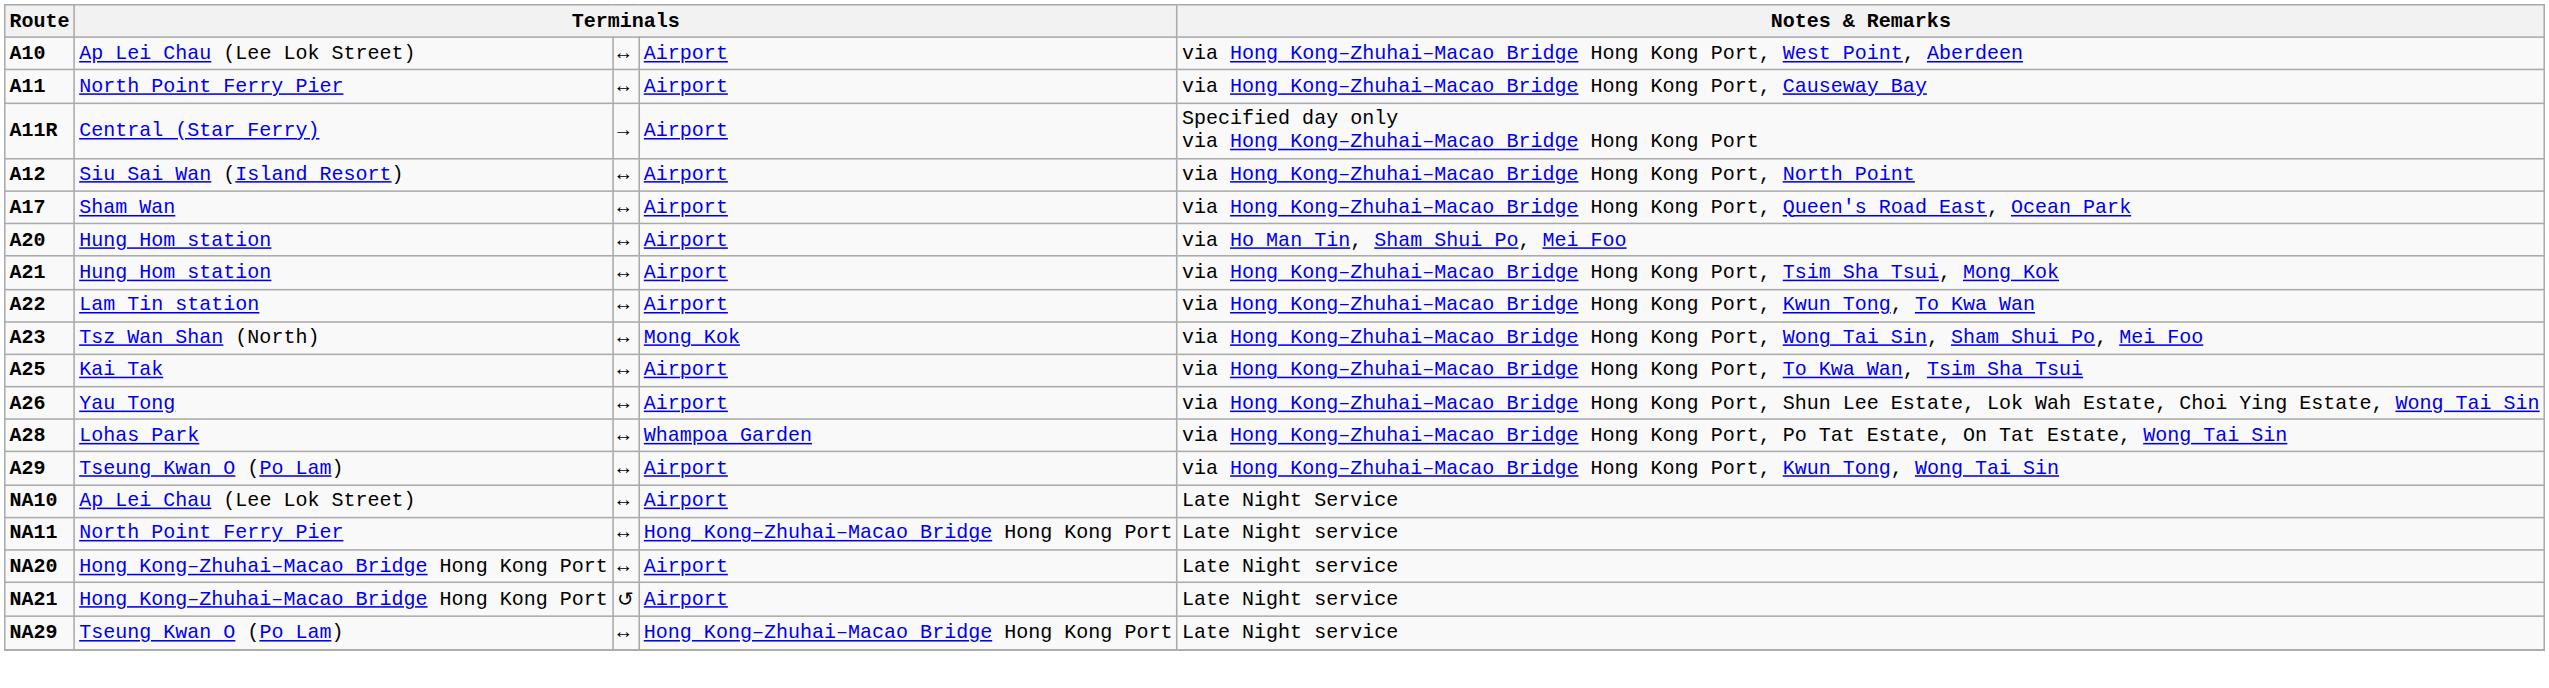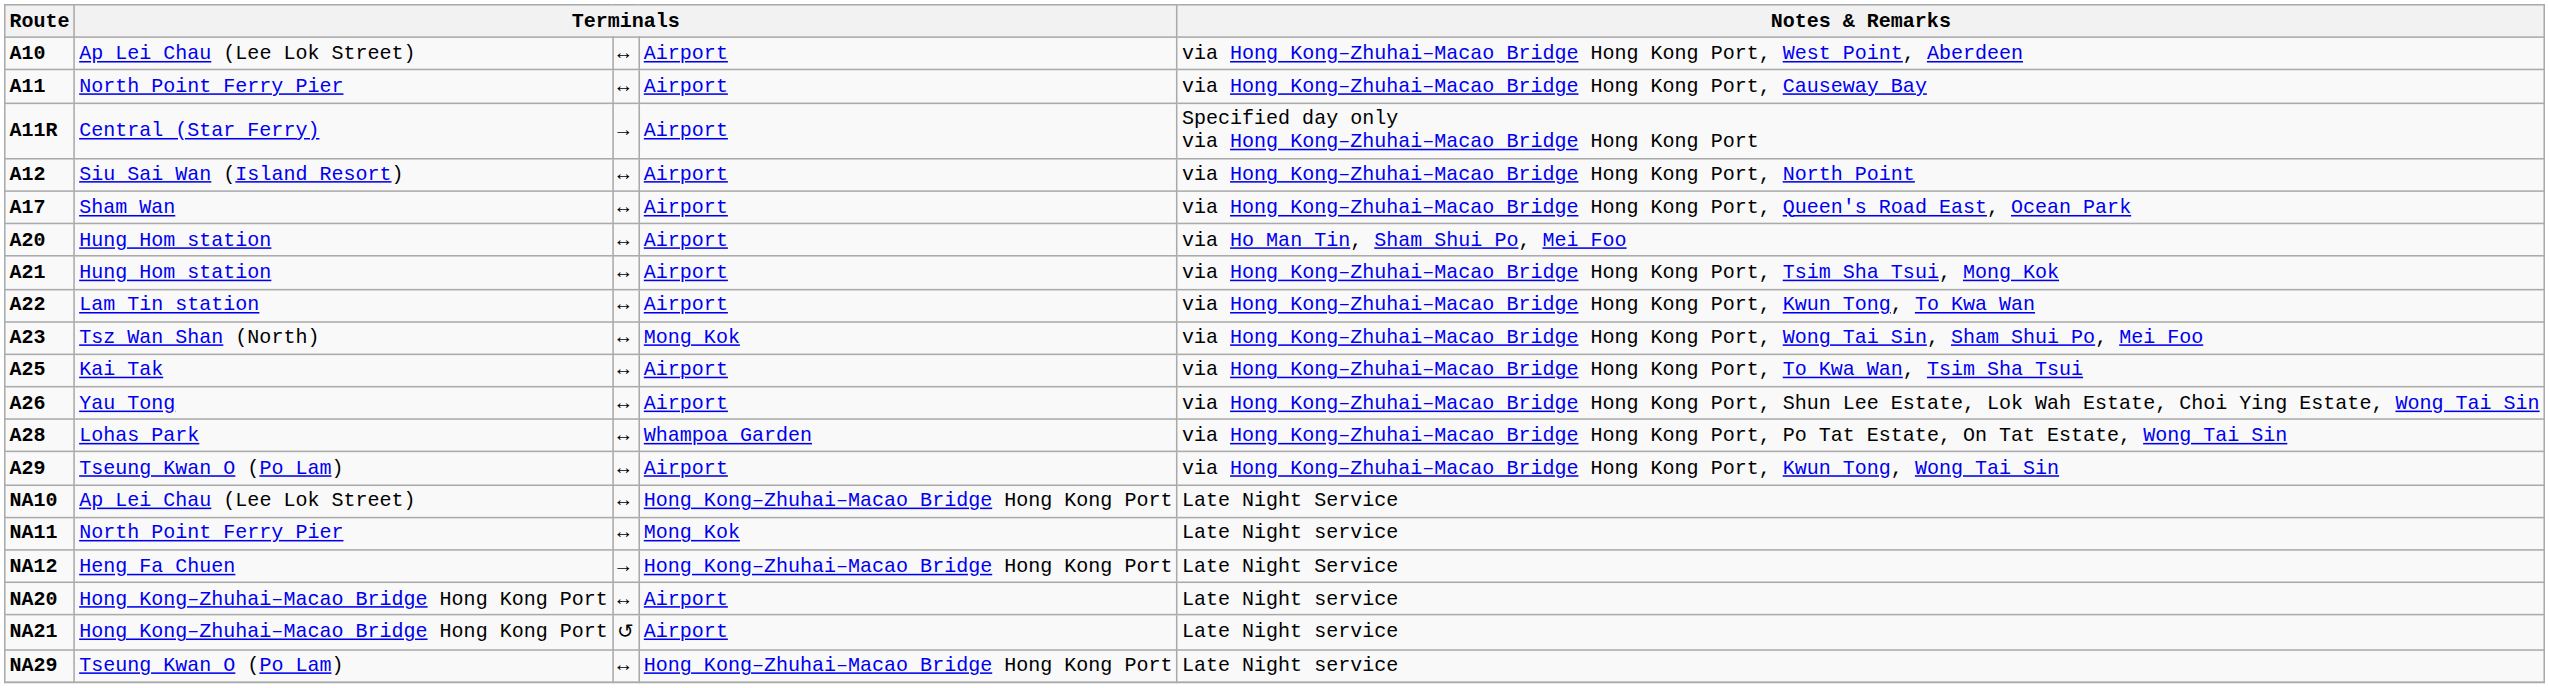(686, 501) Airport -> (908, 501) Hong Kong–Zhuhai–Macao Bridge Hong Kong Port
(908, 534) Hong Kong–Zhuhai–Macao Bridge Hong Kong Port -> (692, 534) Mong Kok
+ row: (34, 566)
